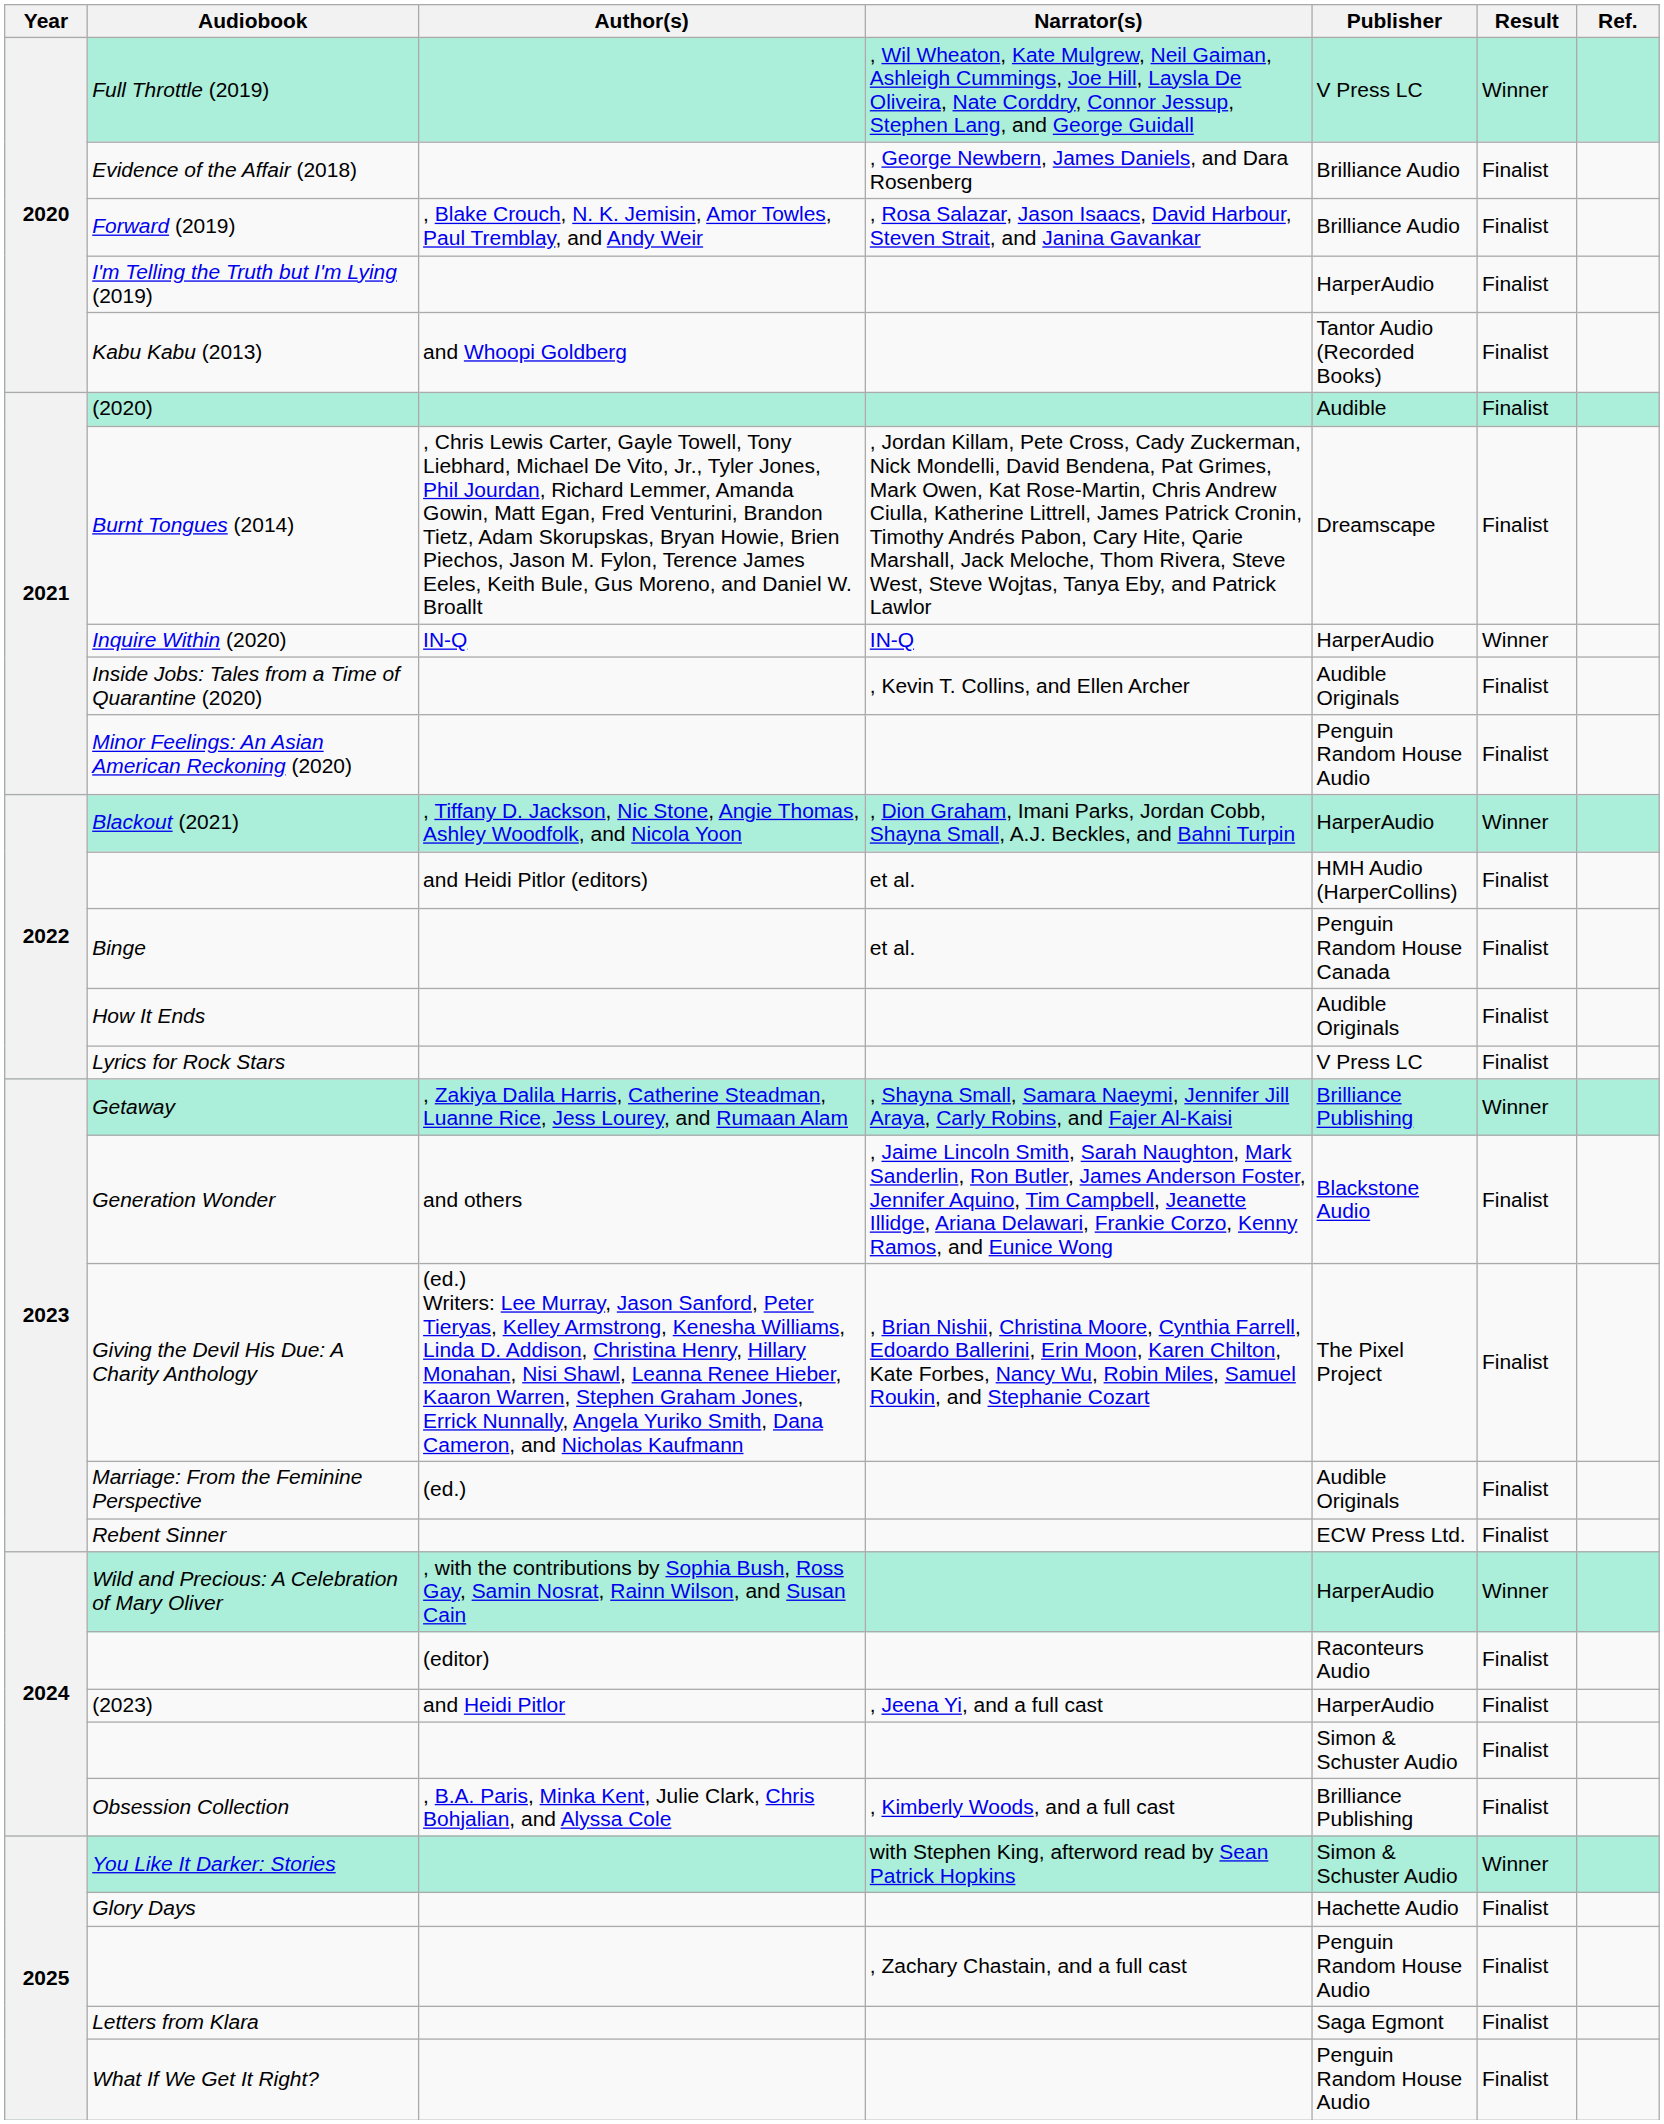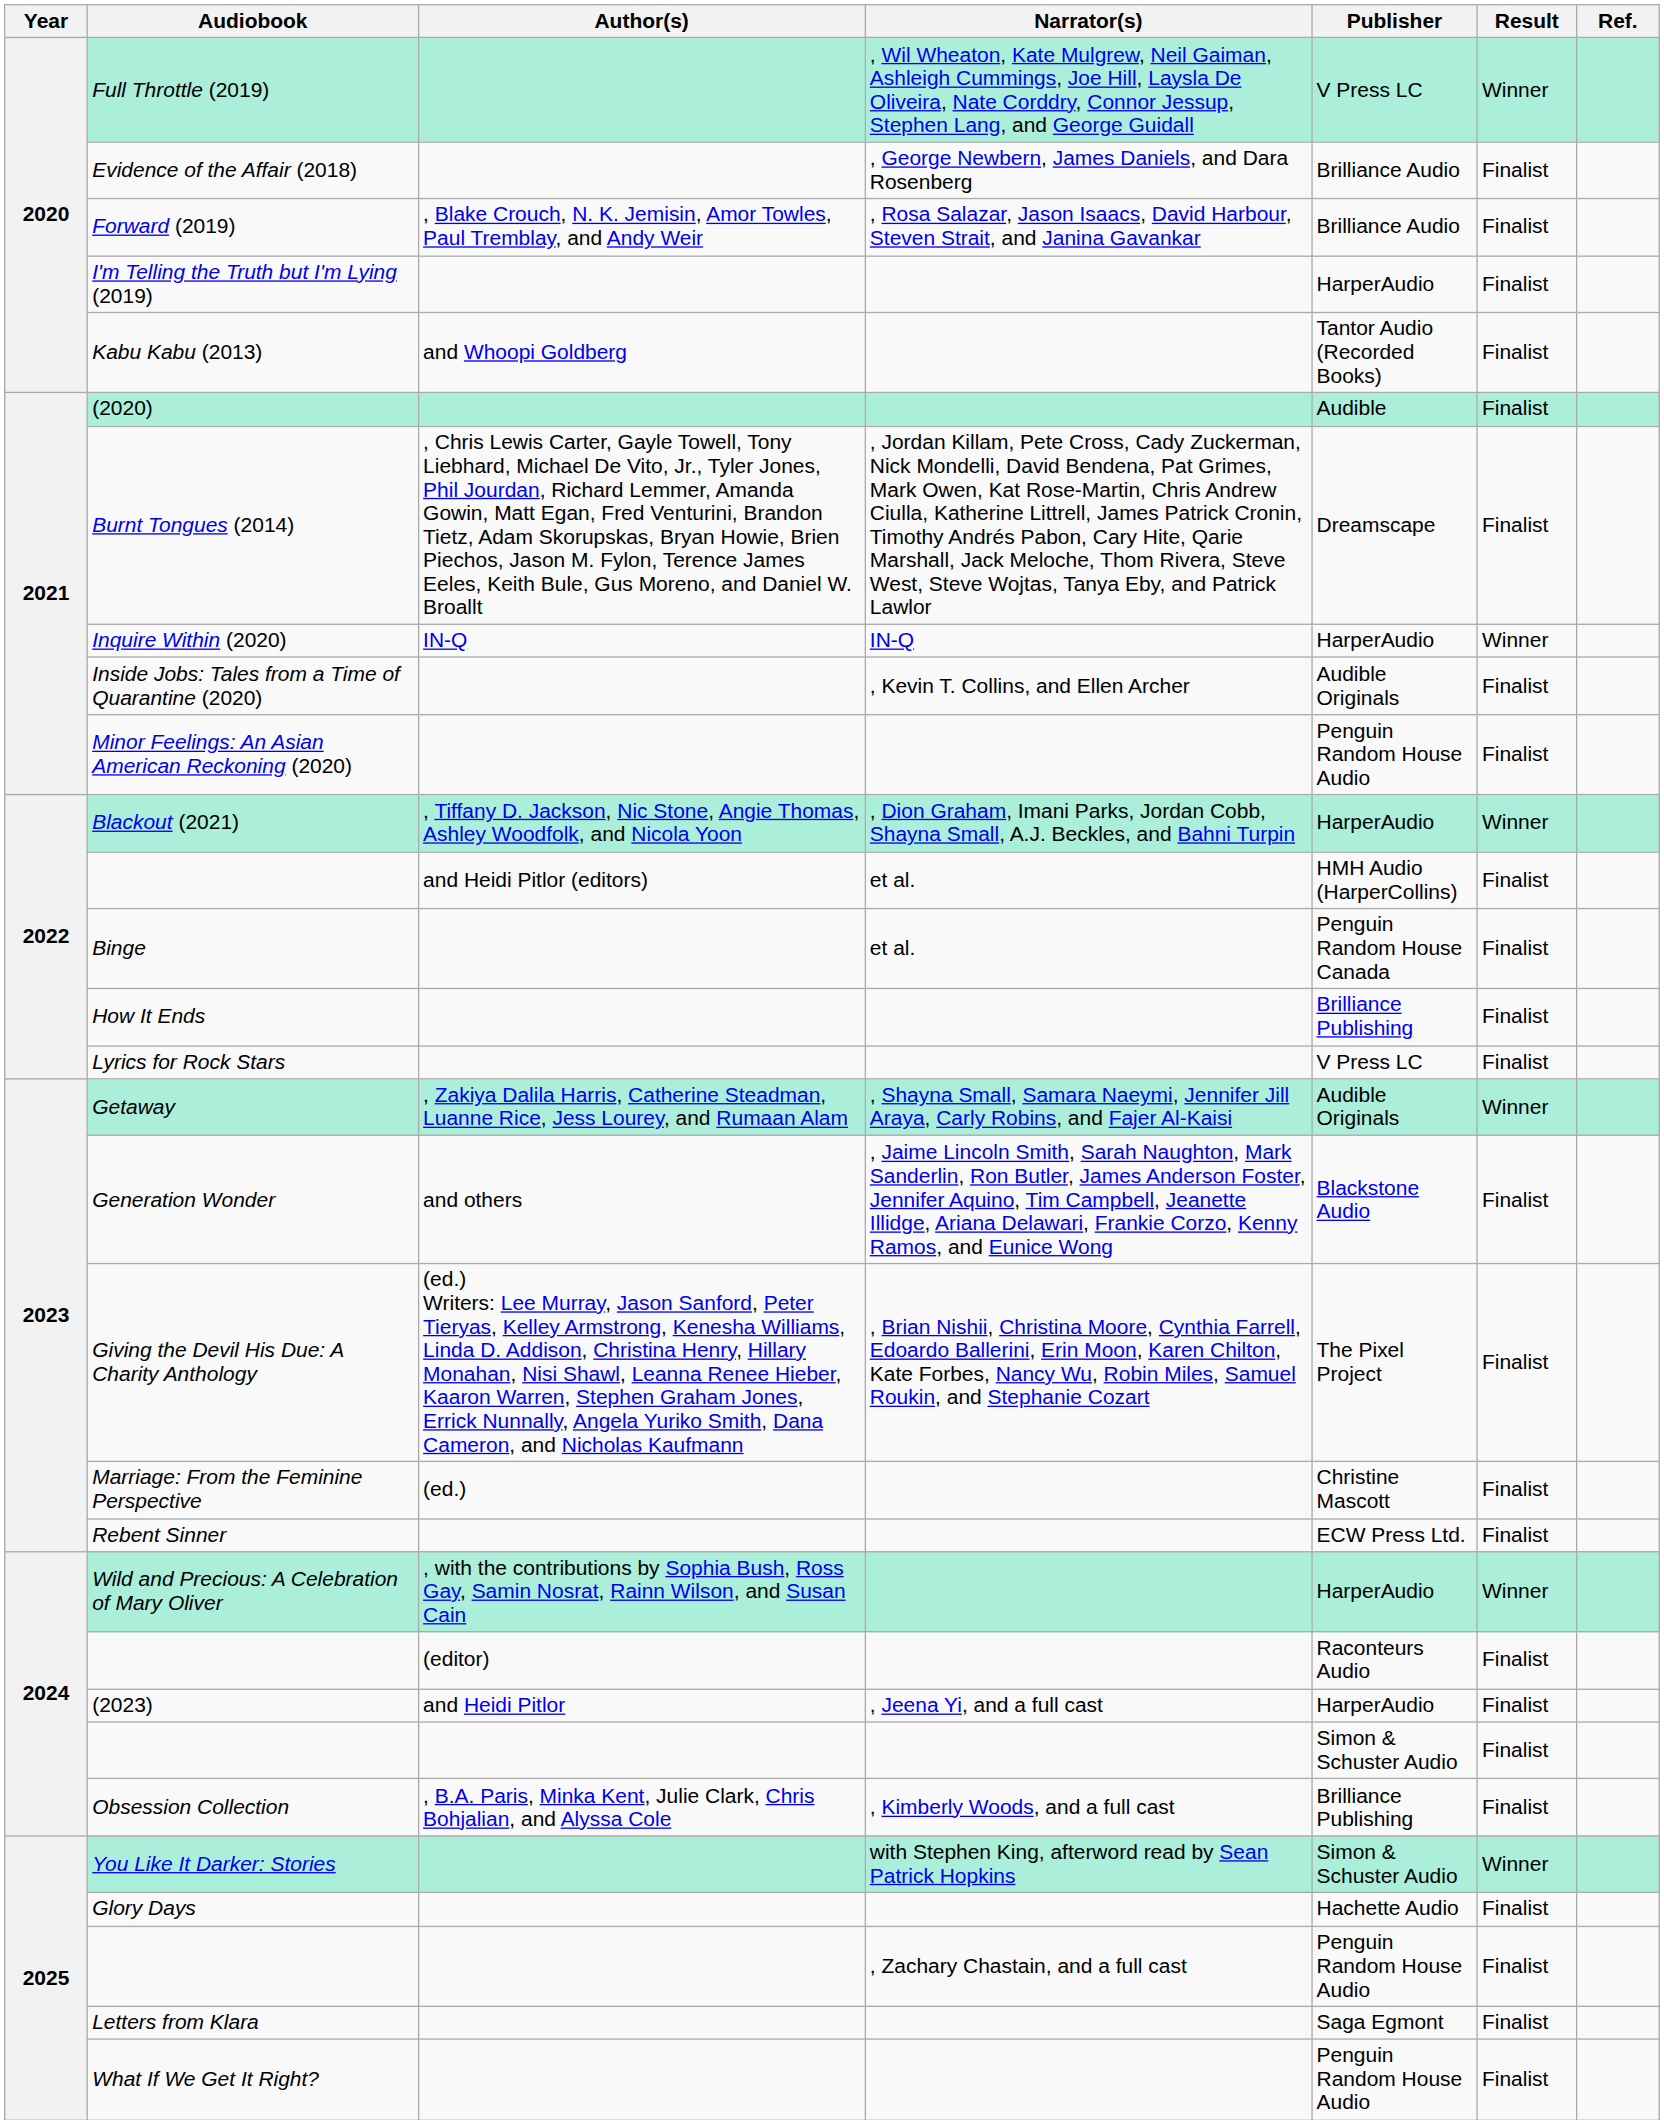(1358, 1017) Audible Originals -> (1365, 1017) Brilliance Publishing
(1365, 1107) Brilliance Publishing -> (1358, 1107) Audible Originals
(1358, 1489) Audible Originals -> (1358, 1489) Christine Mascott
